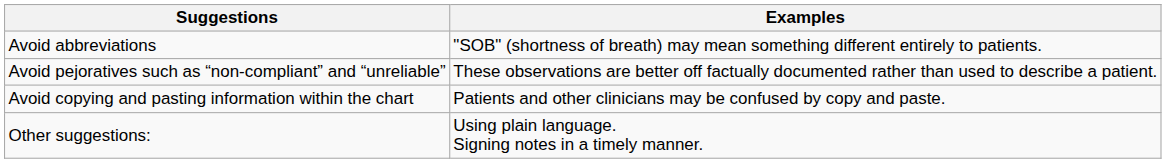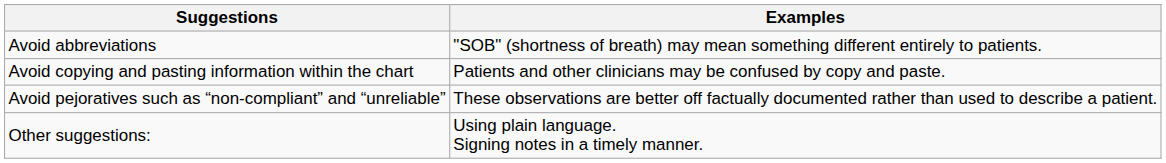rows swapped: (227, 71) <-> (211, 98)
